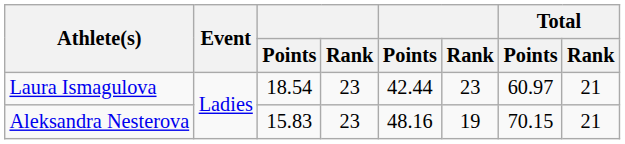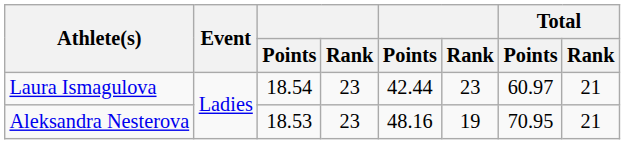(289, 122) 15.83 -> (289, 122) 18.53
(530, 122) 70.15 -> (530, 122) 70.95
